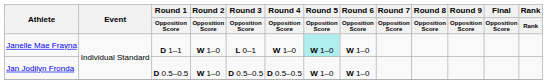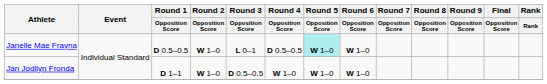(171, 50) D 1–1 -> (171, 50) D 0.5–0.5
(284, 50) W 1–0 -> (284, 50) D 0.5–0.5
(171, 73) D 0.5–0.5 -> (171, 73) D 1–1
(284, 73) D 0.5–0.5 -> (284, 73) W 1–0
